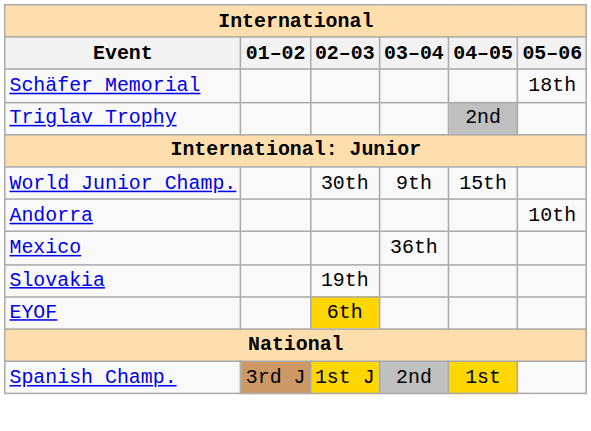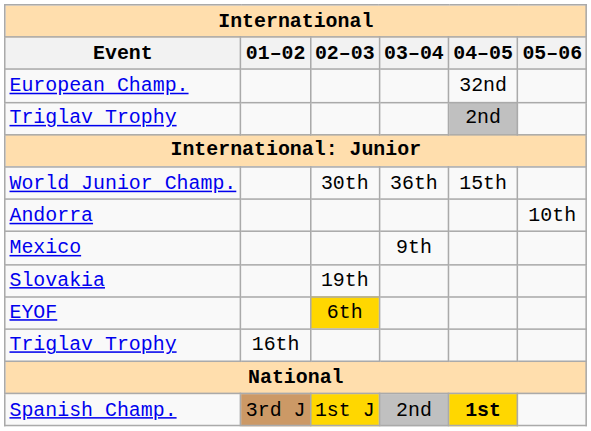+ row: (99, 86)
- row: (105, 86)
(414, 183) 9th -> (414, 183) 36th
(414, 248) 36th -> (414, 248) 9th
+ row: (93, 345)
(483, 378) normal -> (483, 410) bold
